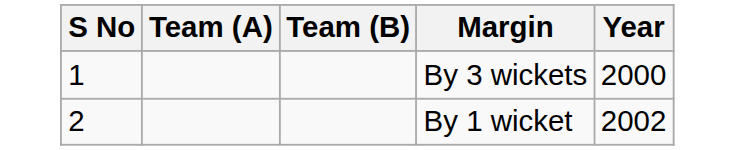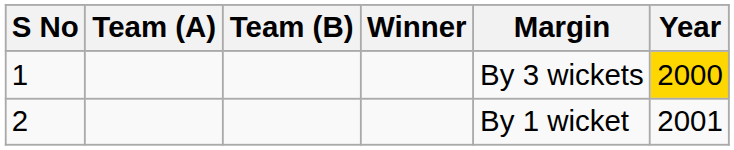+ column: (417, 27)
(634, 74) no background -> (690, 74) gold background
(634, 121) 2002 -> (690, 121) 2001
